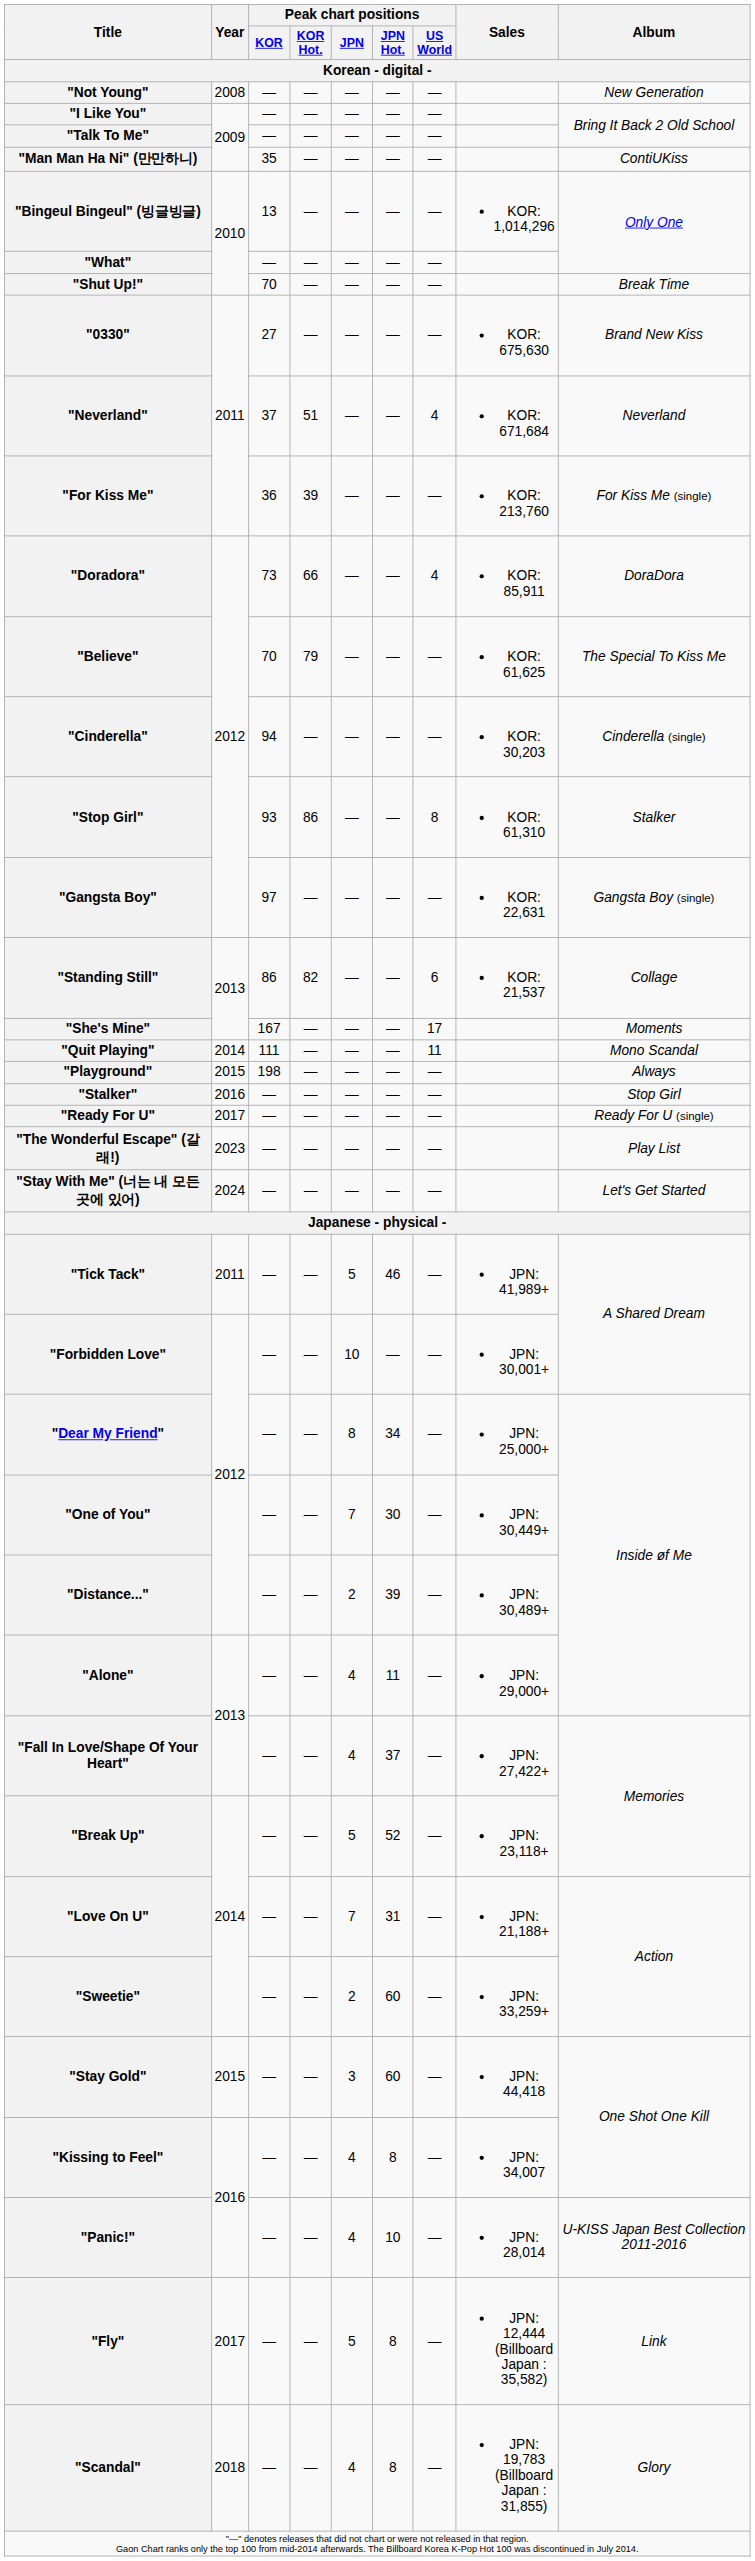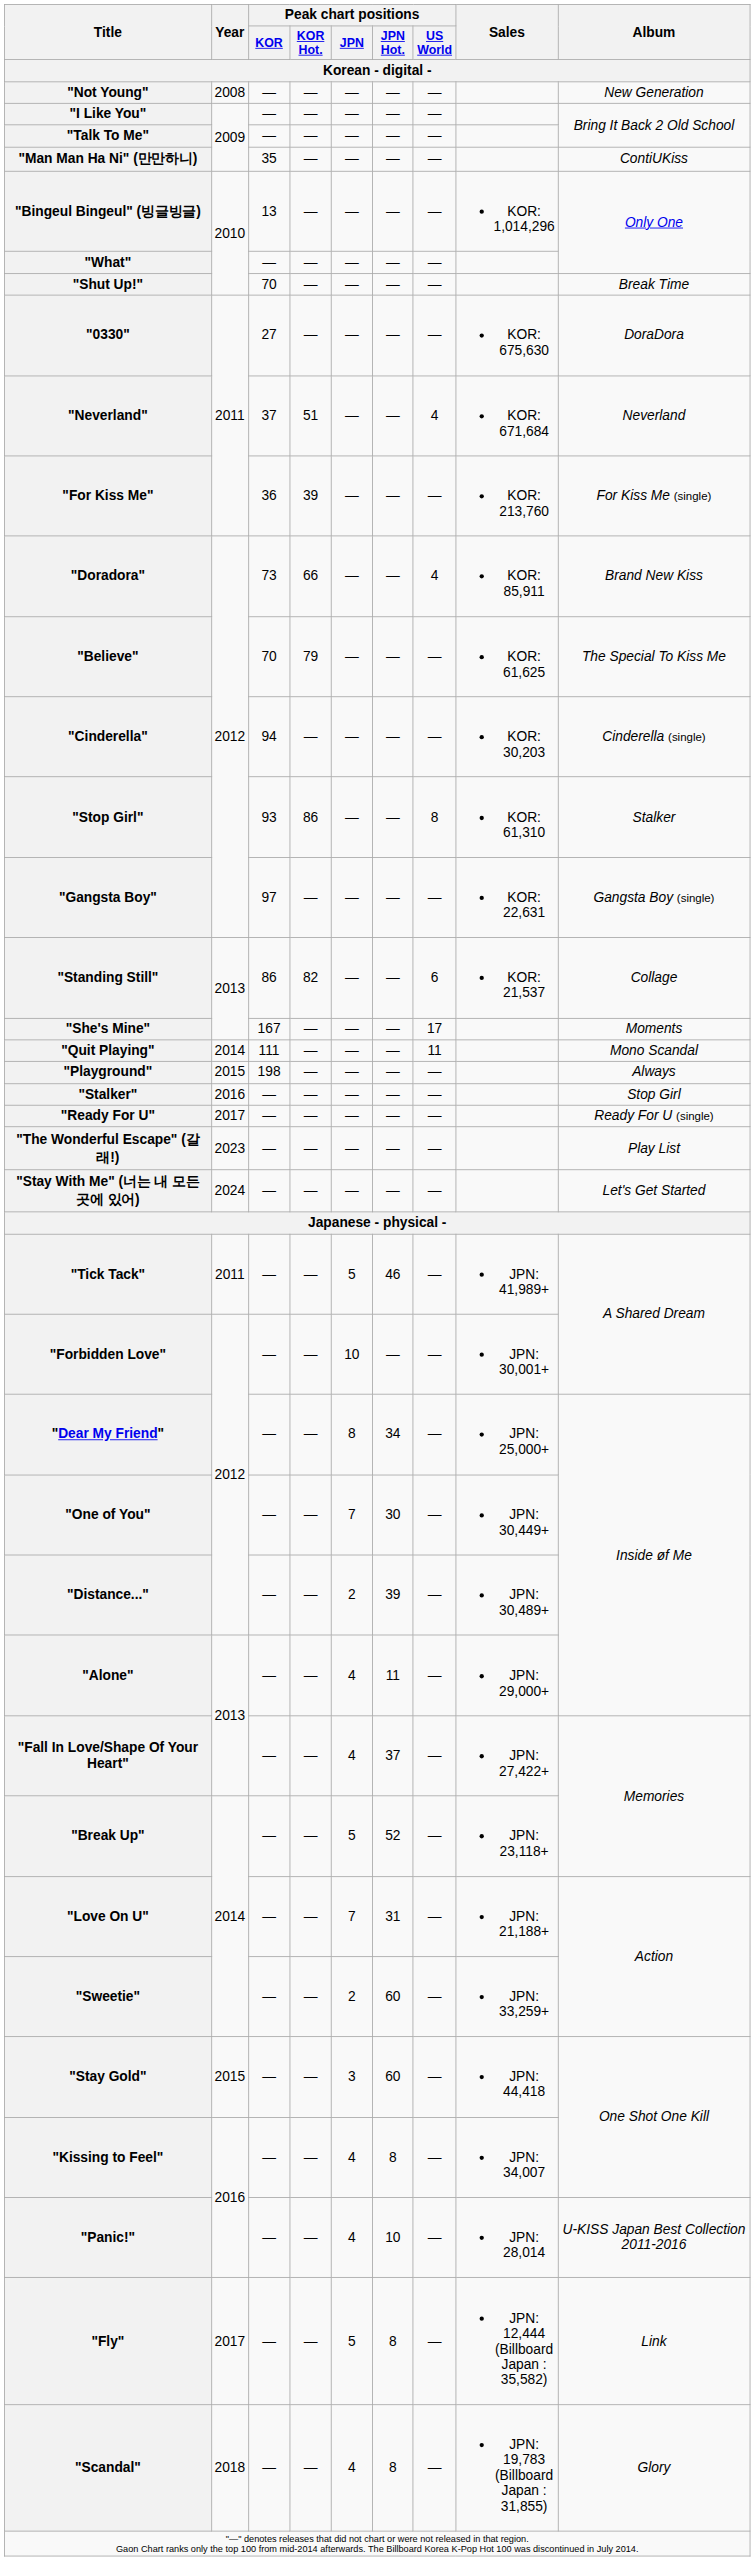(654, 335) Brand New Kiss -> (654, 335) DoraDora
(654, 576) DoraDora -> (654, 576) Brand New Kiss
